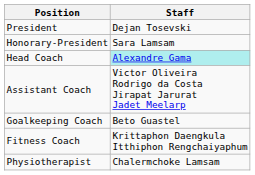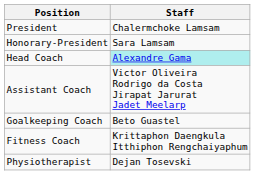(152, 27) Dejan Tosevski -> (166, 27) Chalermchoke Lamsam
(166, 162) Chalermchoke Lamsam -> (152, 162) Dejan Tosevski
